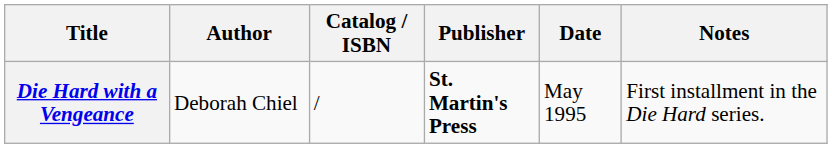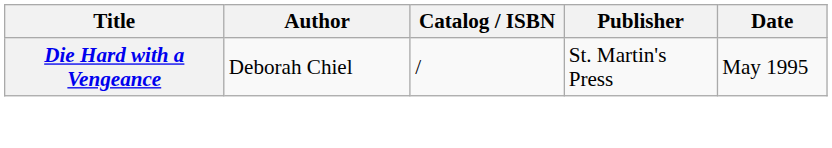- column: (724, 33)
(468, 102) bold -> (618, 66) normal
